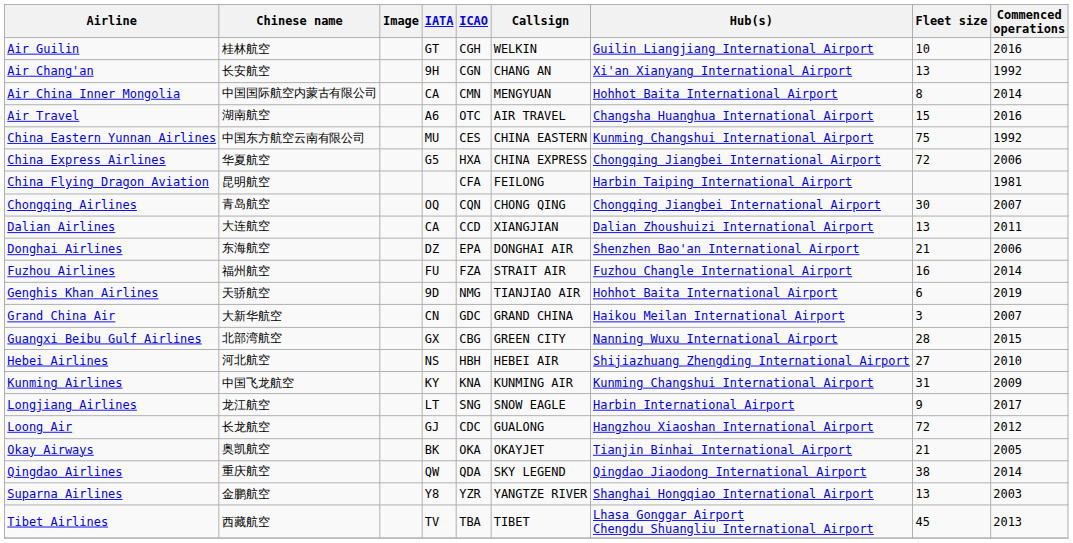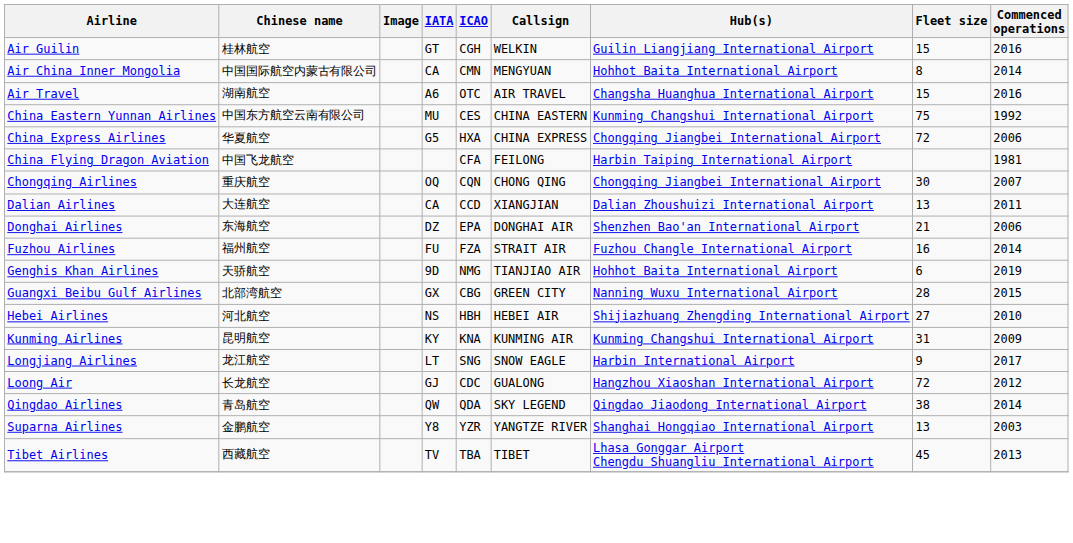(923, 49) 10 -> (923, 49) 15
- row: (51, 71)
(246, 182) 昆明航空 -> (258, 160) 中国飞龙航空
(246, 204) 青岛航空 -> (246, 182) 重庆航空
- row: (61, 316)
(258, 382) 中国飞龙航空 -> (246, 338) 昆明航空
- row: (51, 449)
(246, 471) 重庆航空 -> (246, 404) 青岛航空
